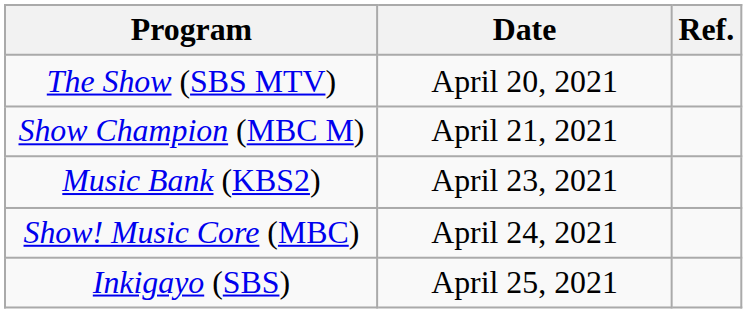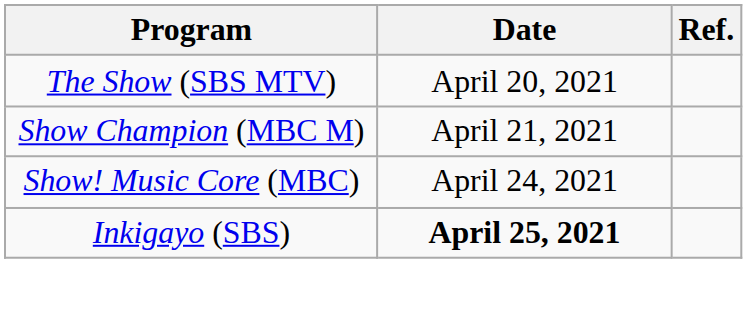- row: (191, 181)
(525, 282) normal -> (524, 231) bold
